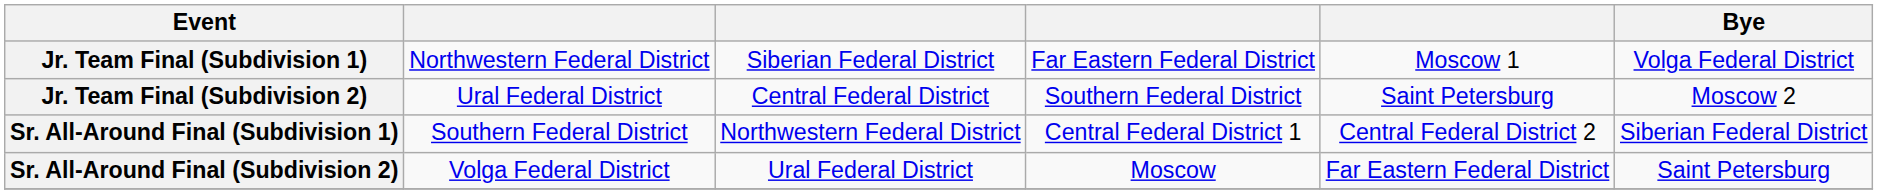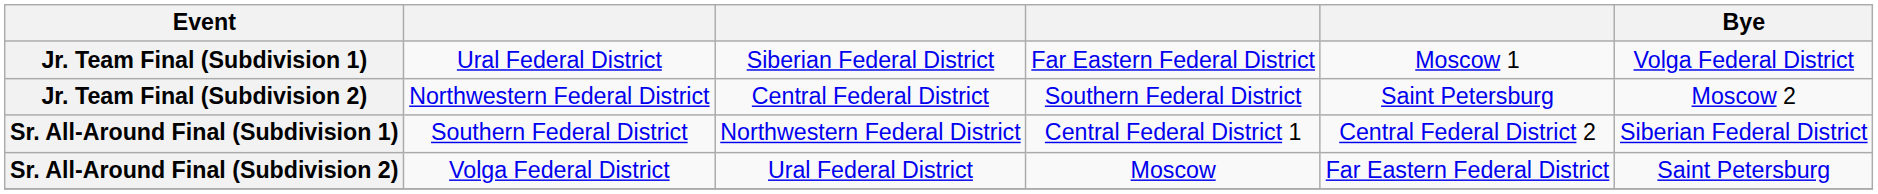(559, 59) Northwestern Federal District -> (559, 59) Ural Federal District
(559, 96) Ural Federal District -> (559, 96) Northwestern Federal District
